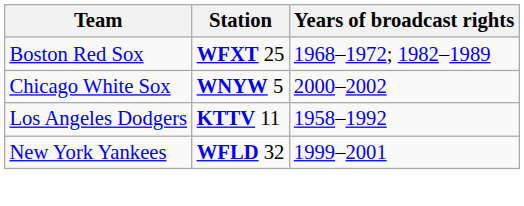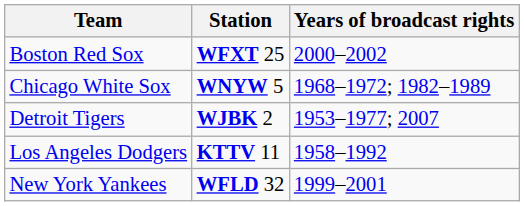(392, 53) 1968–1972; 1982–1989 -> (340, 53) 2000–2002
(340, 86) 2000–2002 -> (392, 86) 1968–1972; 1982–1989
+ row: (67, 119)
